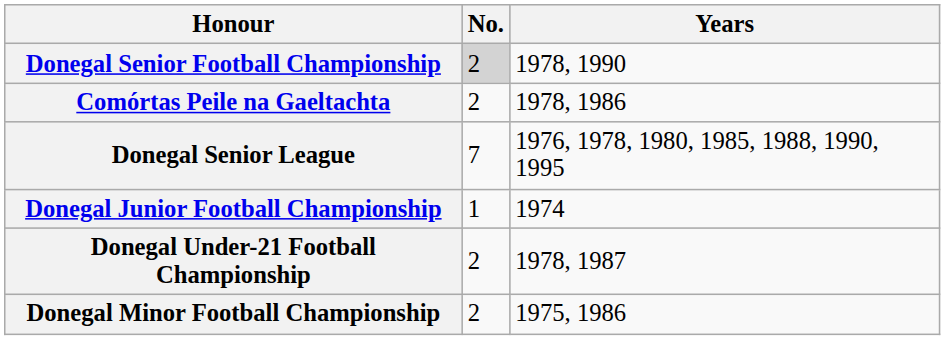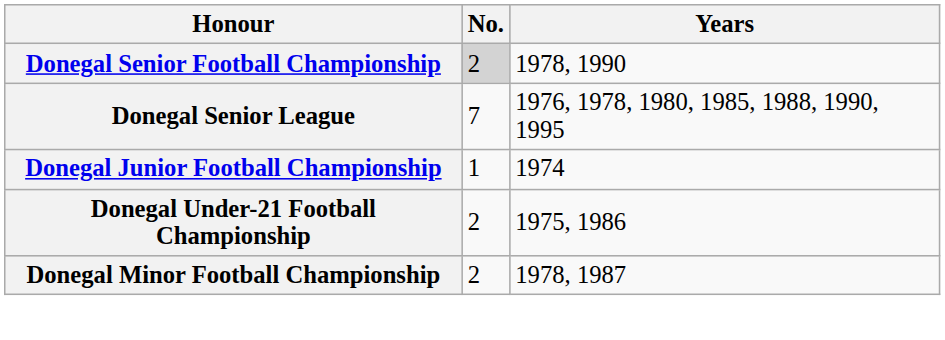- row: (233, 102)
(571, 261) 1978, 1987 -> (571, 221) 1975, 1986
(571, 313) 1975, 1986 -> (571, 274) 1978, 1987
